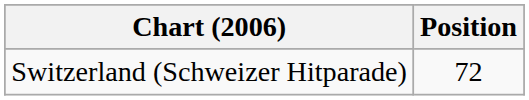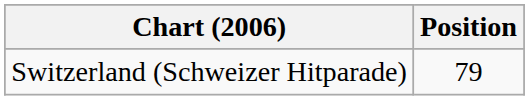(469, 71) 72 -> (469, 71) 79
